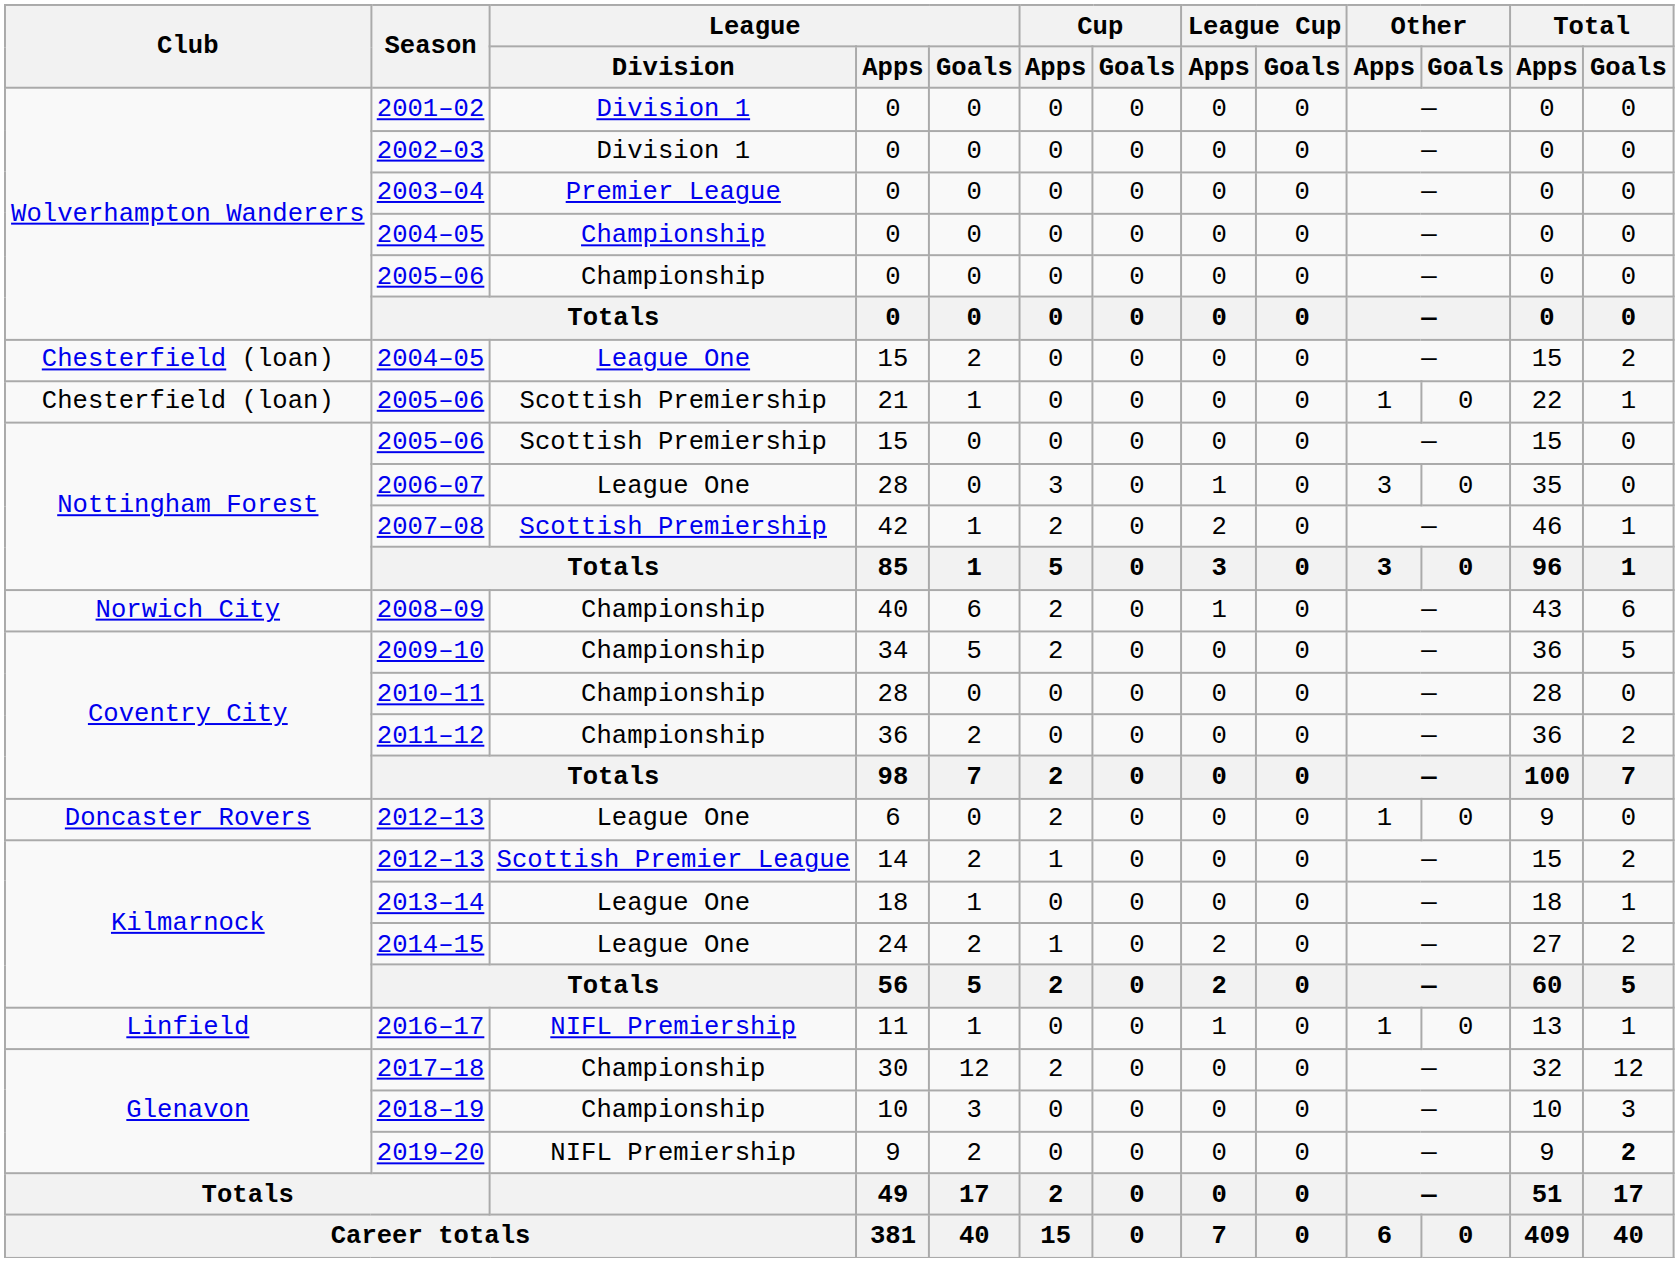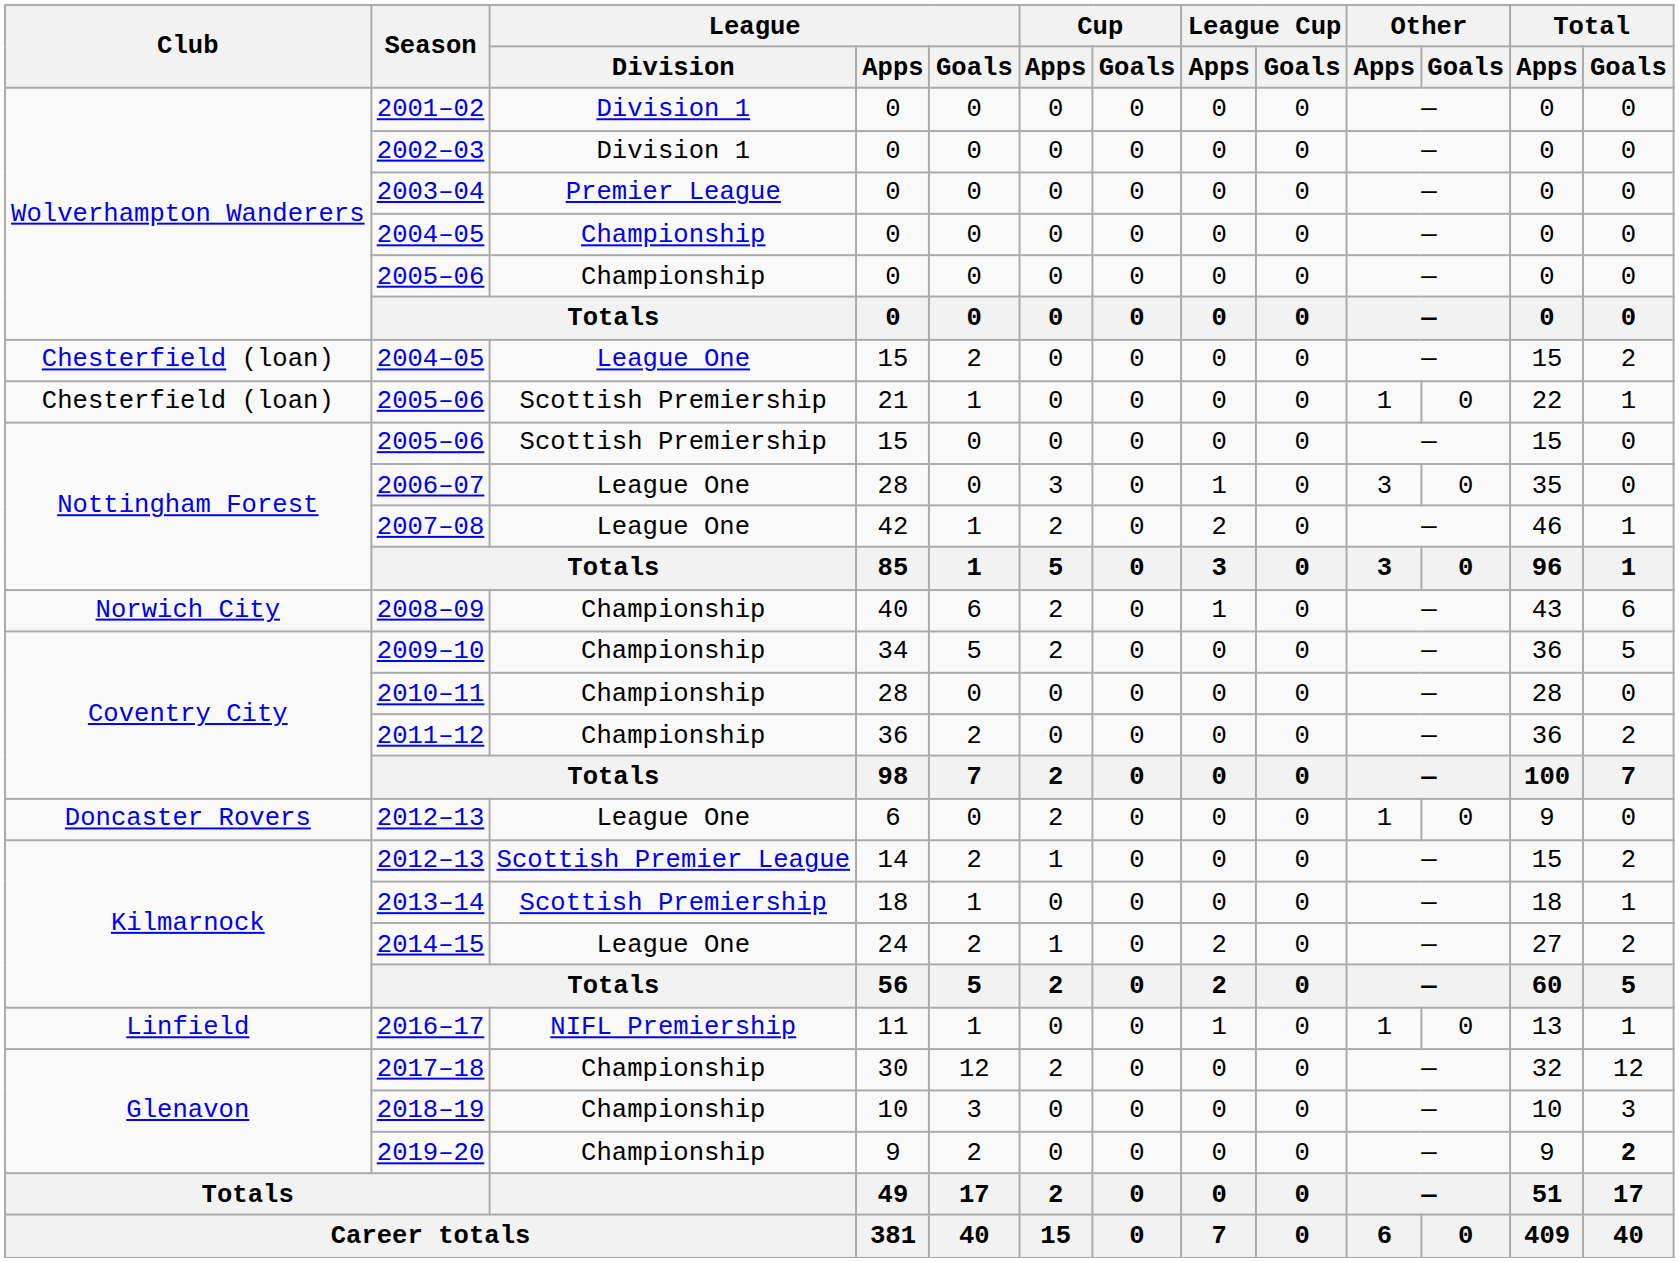(673, 527) Scottish Premiership -> (673, 527) League One
(673, 902) League One -> (673, 902) Scottish Premiership
(673, 1153) NIFL Premiership -> (673, 1153) Championship
